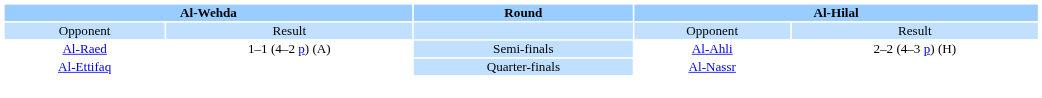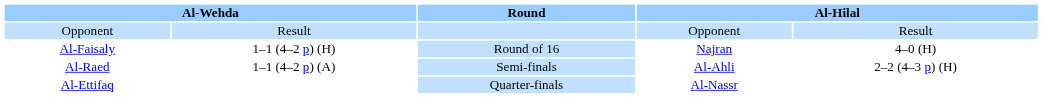+ row: (87, 49)
